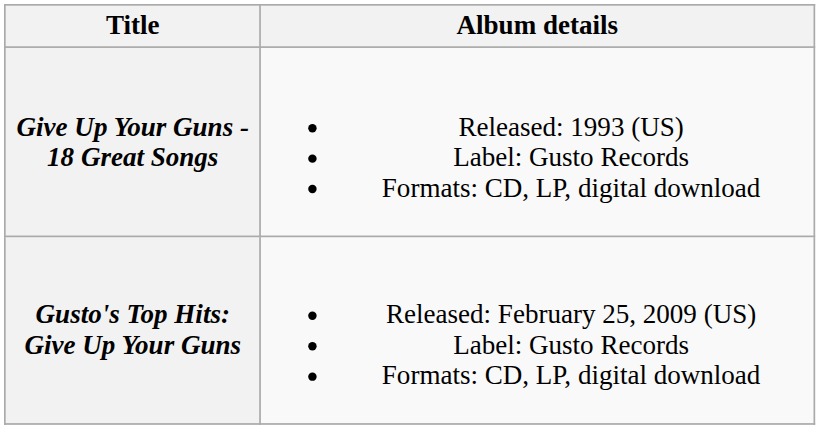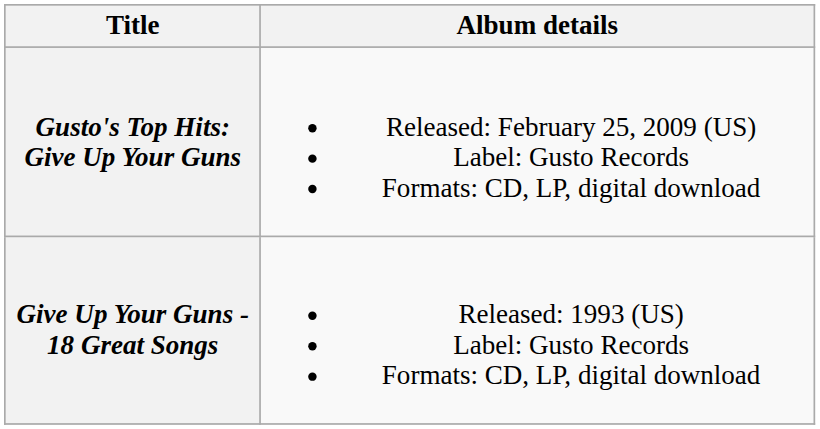rows swapped: (133, 141) <-> (133, 329)
